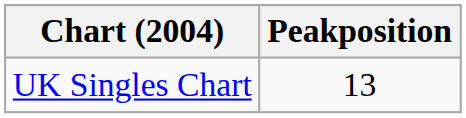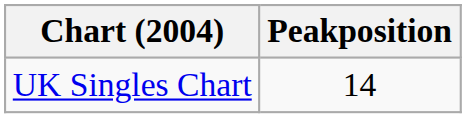(360, 84) 13 -> (360, 84) 14
